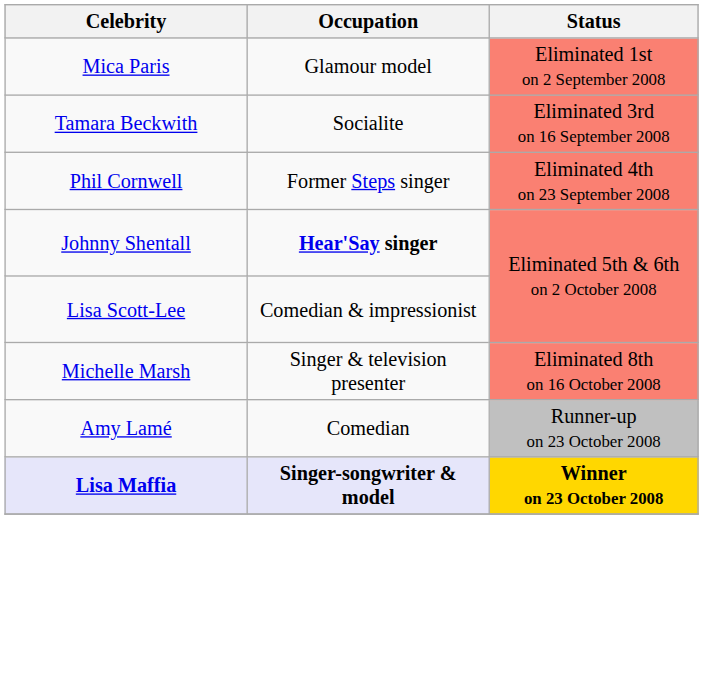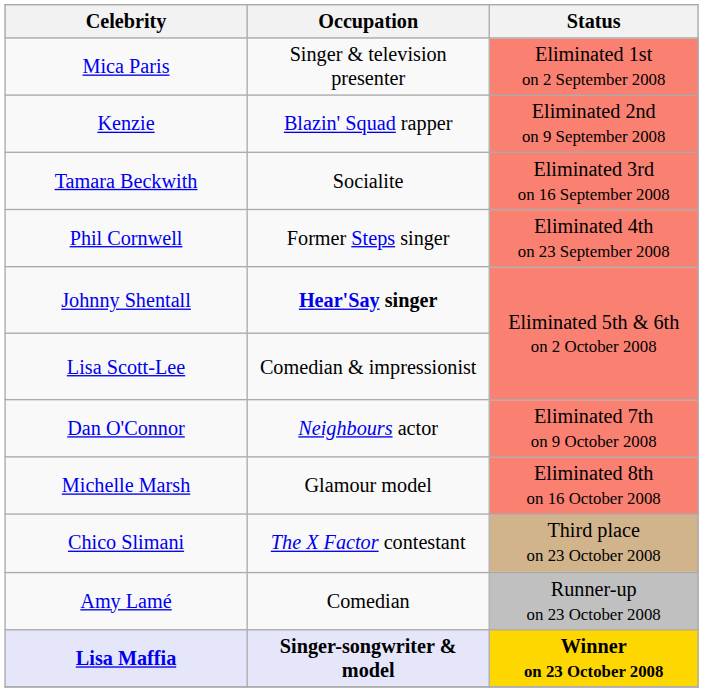(368, 66) Glamour model -> (368, 66) Singer & television presenter
+ row: (126, 123)
+ row: (126, 428)
(368, 371) Singer & television presenter -> (368, 485) Glamour model
+ row: (126, 543)
